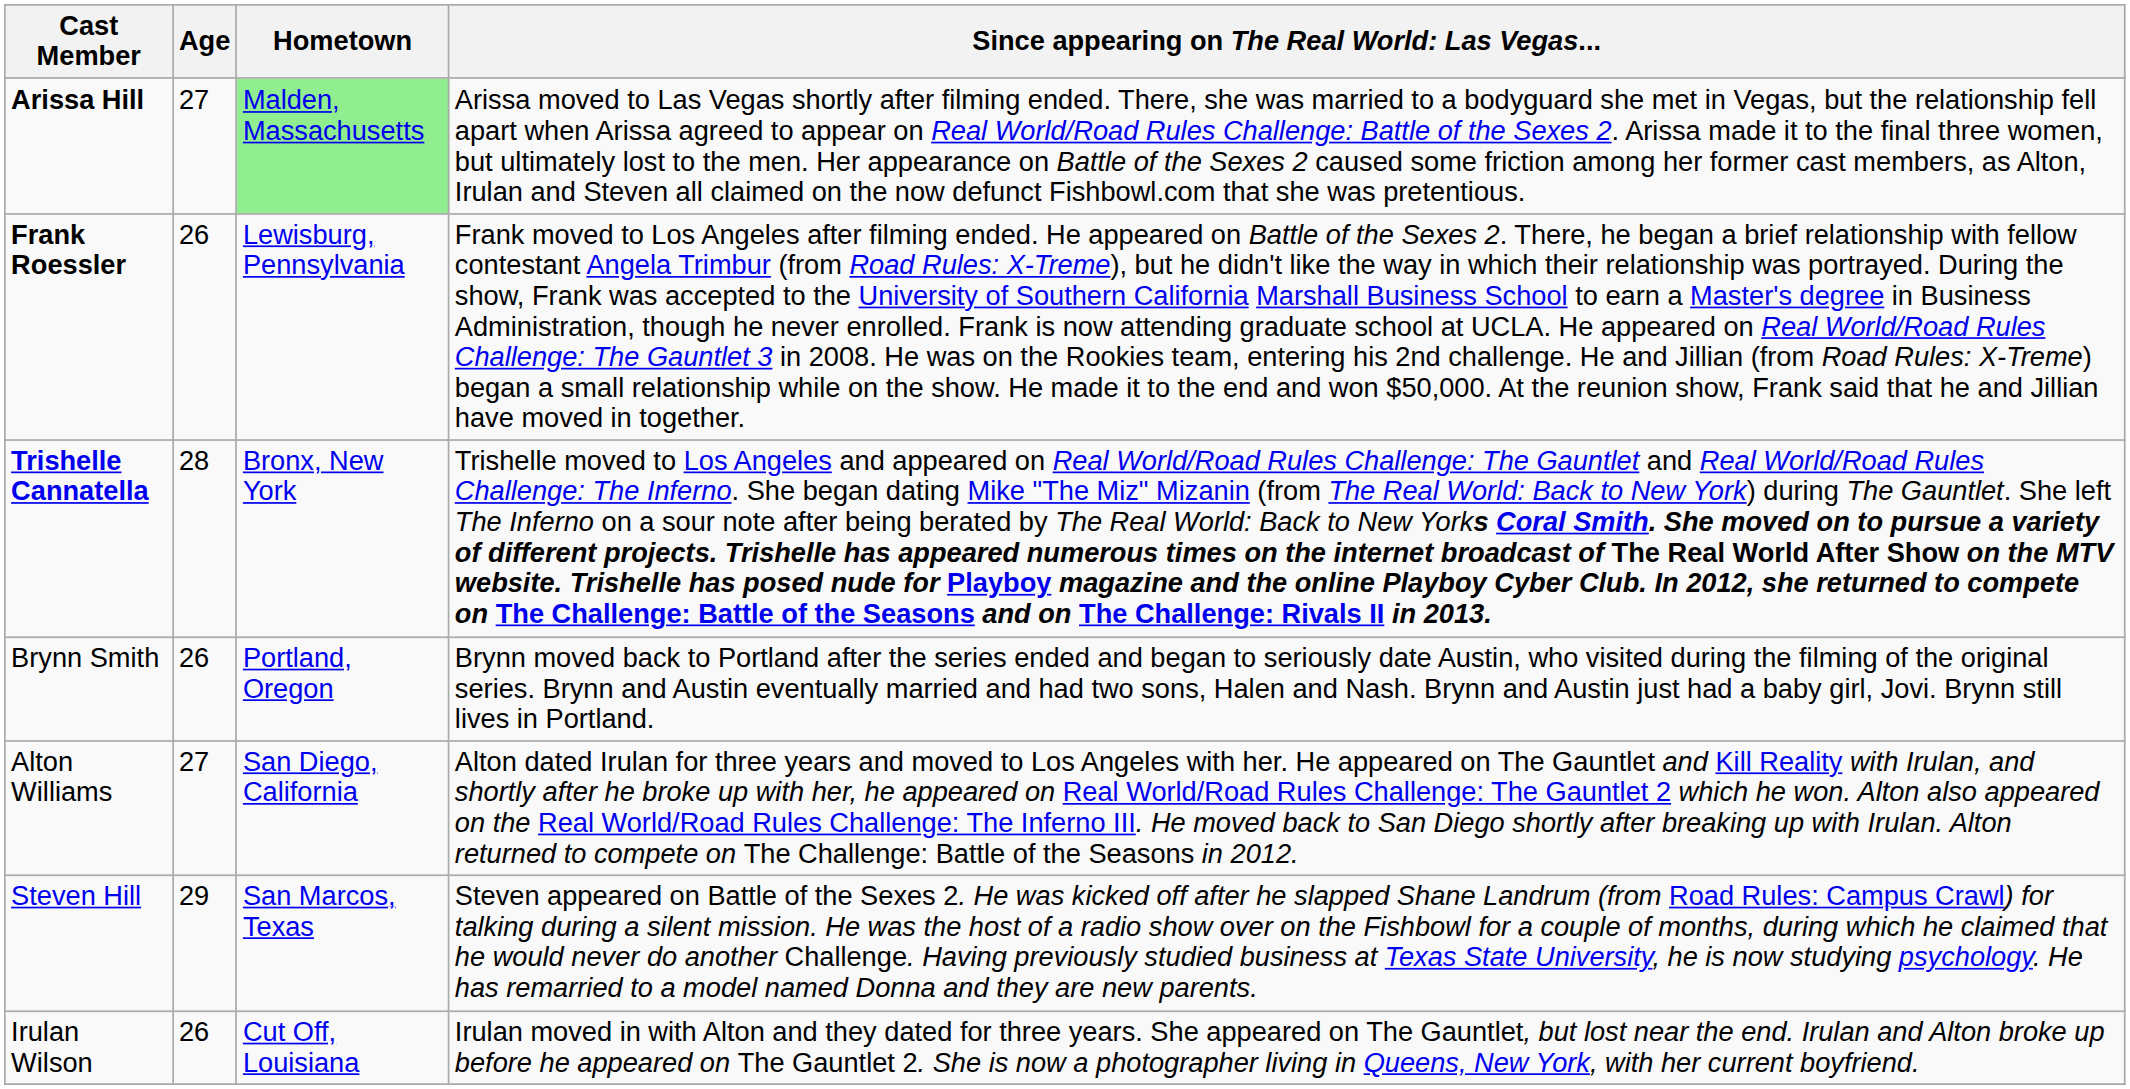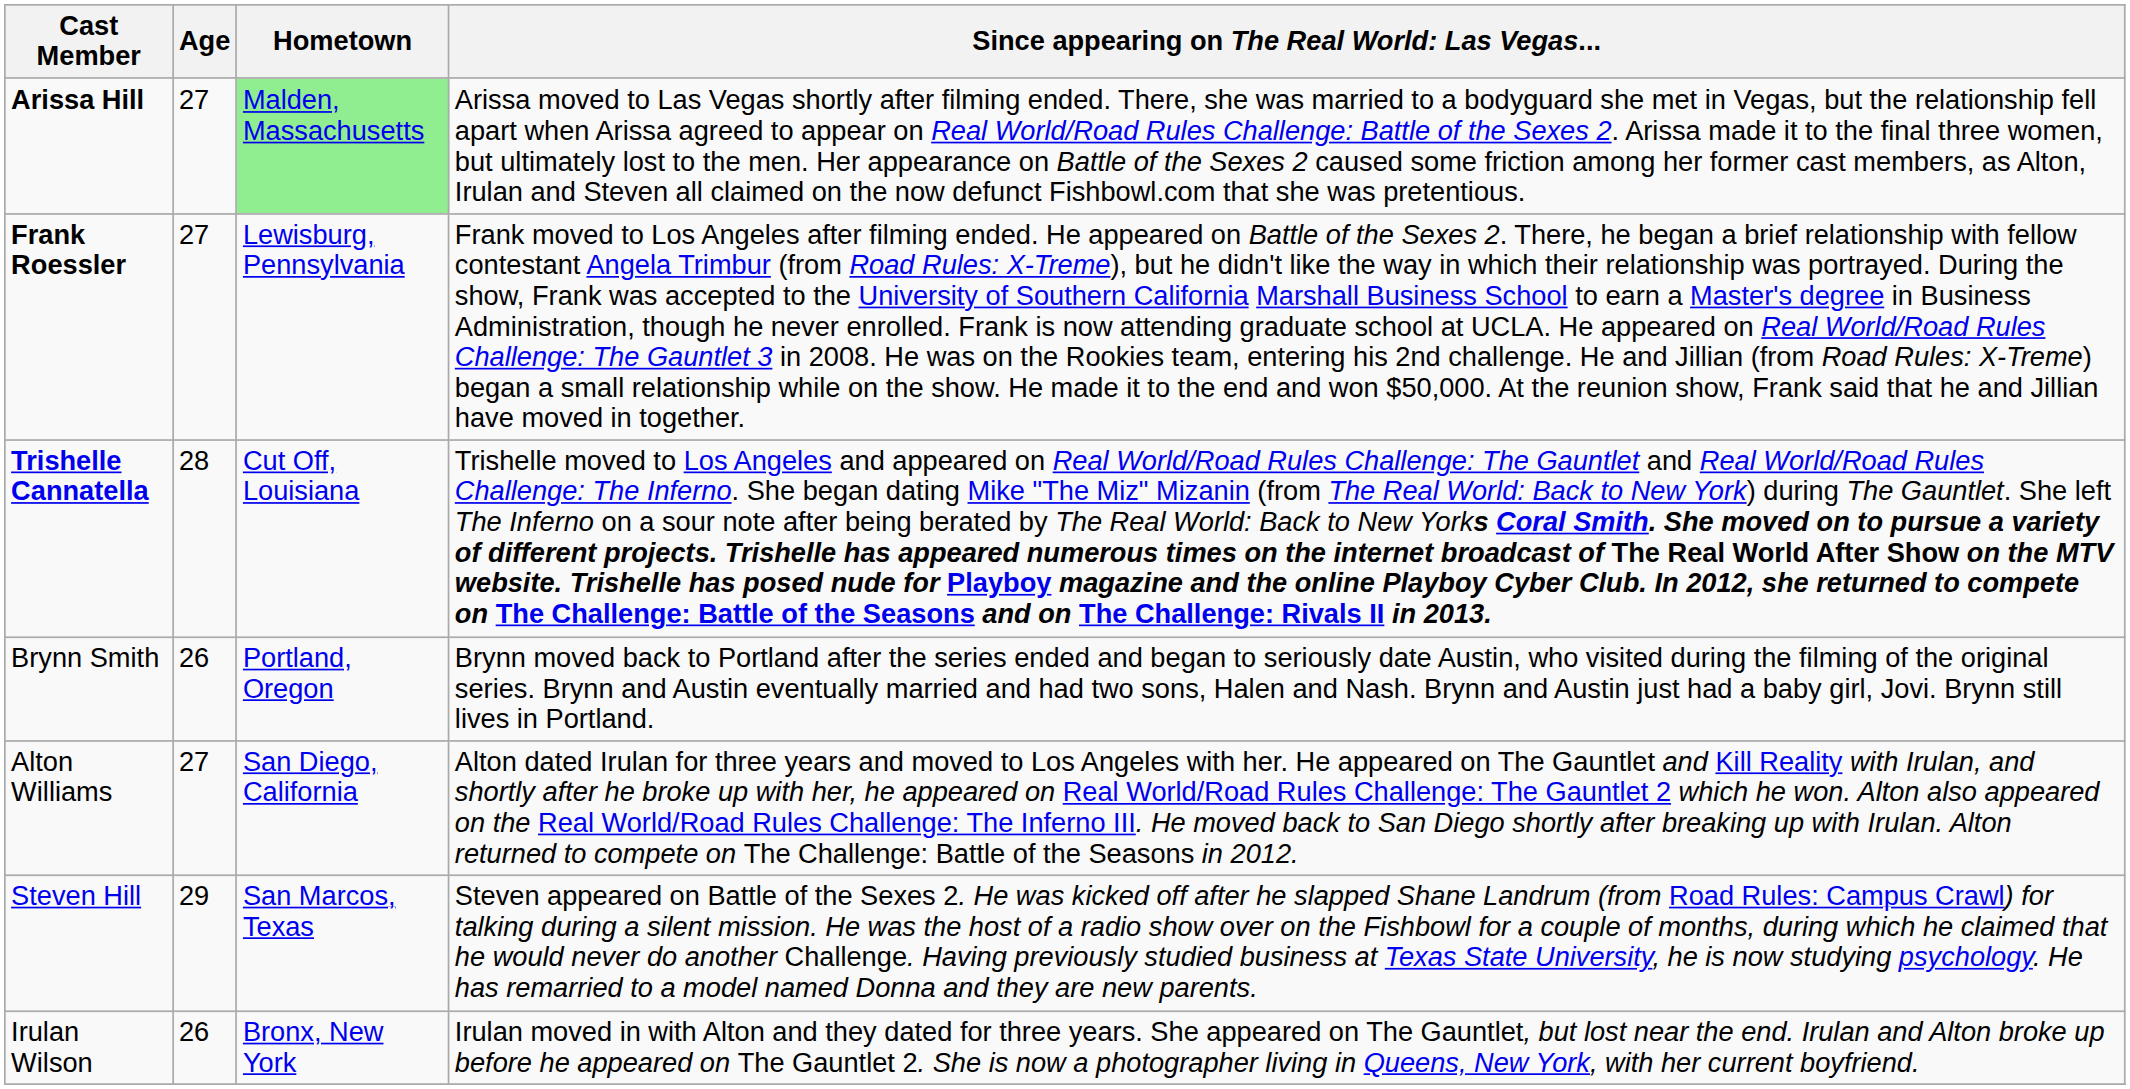(194, 234) 26 -> (194, 234) 27
(313, 476) Bronx, New York -> (301, 476) Cut Off, Louisiana
(301, 1047) Cut Off, Louisiana -> (313, 1047) Bronx, New York
